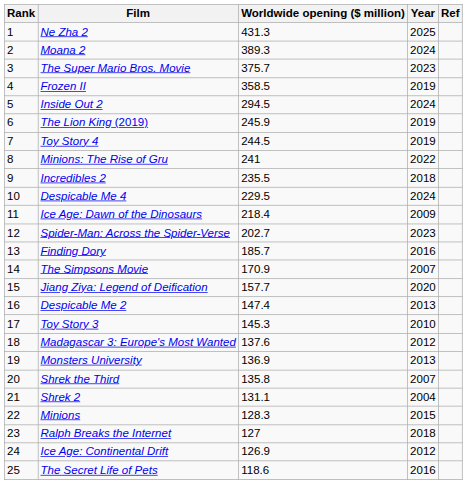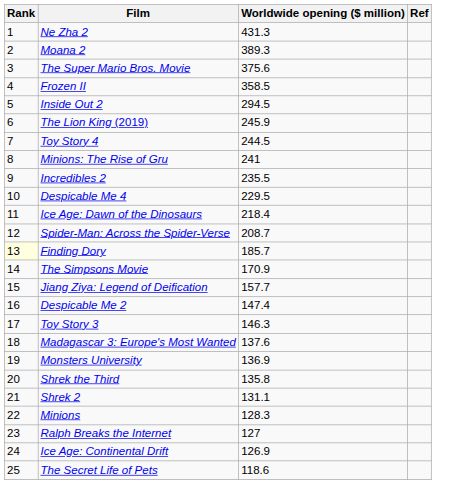- column: (423, 13)
(256, 68) 375.7 -> (256, 68) 375.6
(256, 232) 202.7 -> (256, 232) 208.7
(13, 251) no background -> (13, 251) lightyellow background
(256, 324) 145.3 -> (256, 324) 146.3
